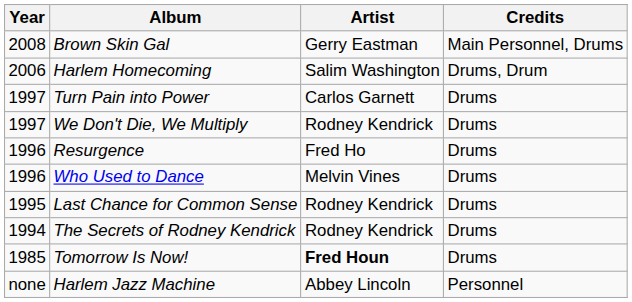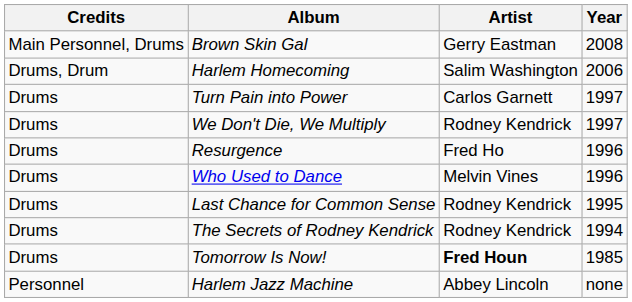columns swapped: (27, 17) <-> (535, 17)
